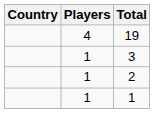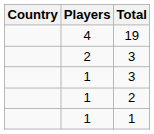+ row: (87, 56)
